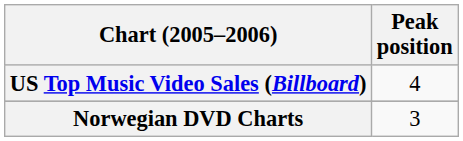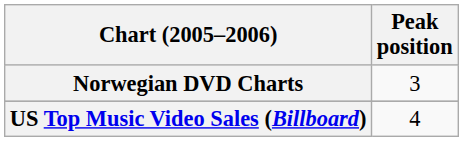rows swapped: (188, 118) <-> (188, 82)
